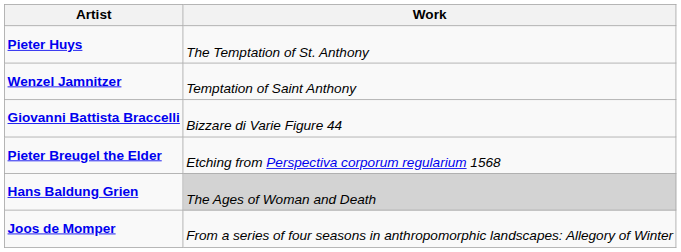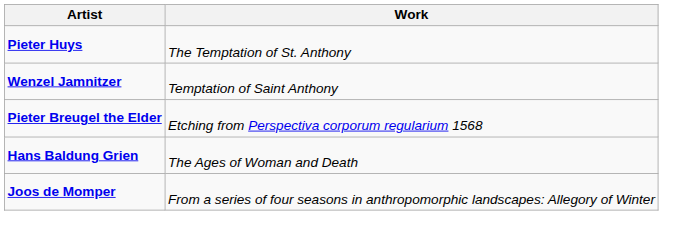- row: (94, 118)
(281, 199) lightgrey background -> (263, 162) no background
